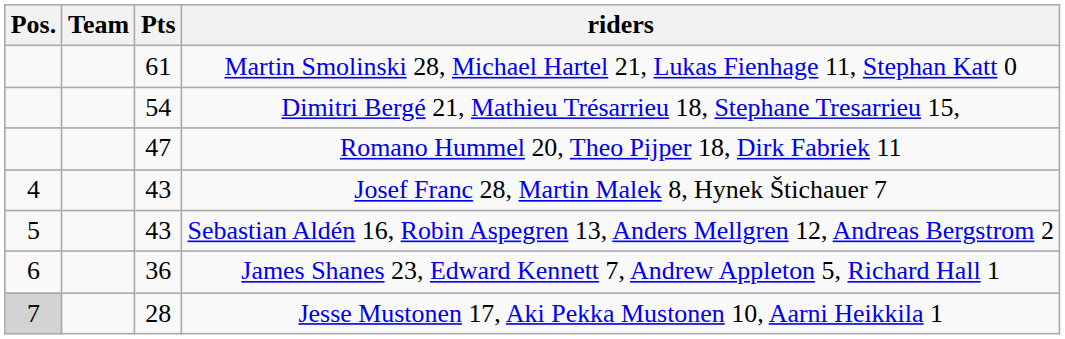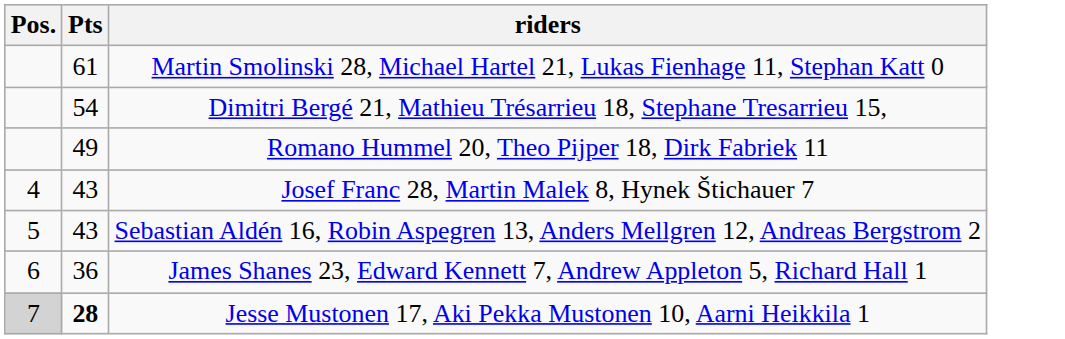- column: (99, 25)
(158, 148) 47 -> (85, 148) 49
(158, 312) normal -> (85, 312) bold
